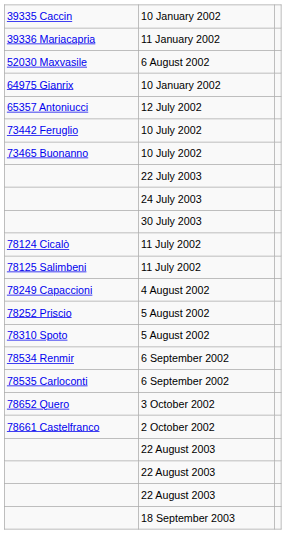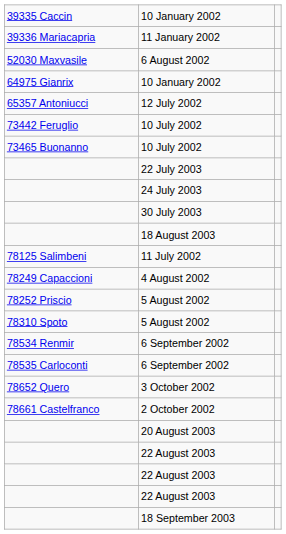+ row: (71, 234)
- row: (38, 244)
+ row: (71, 431)
